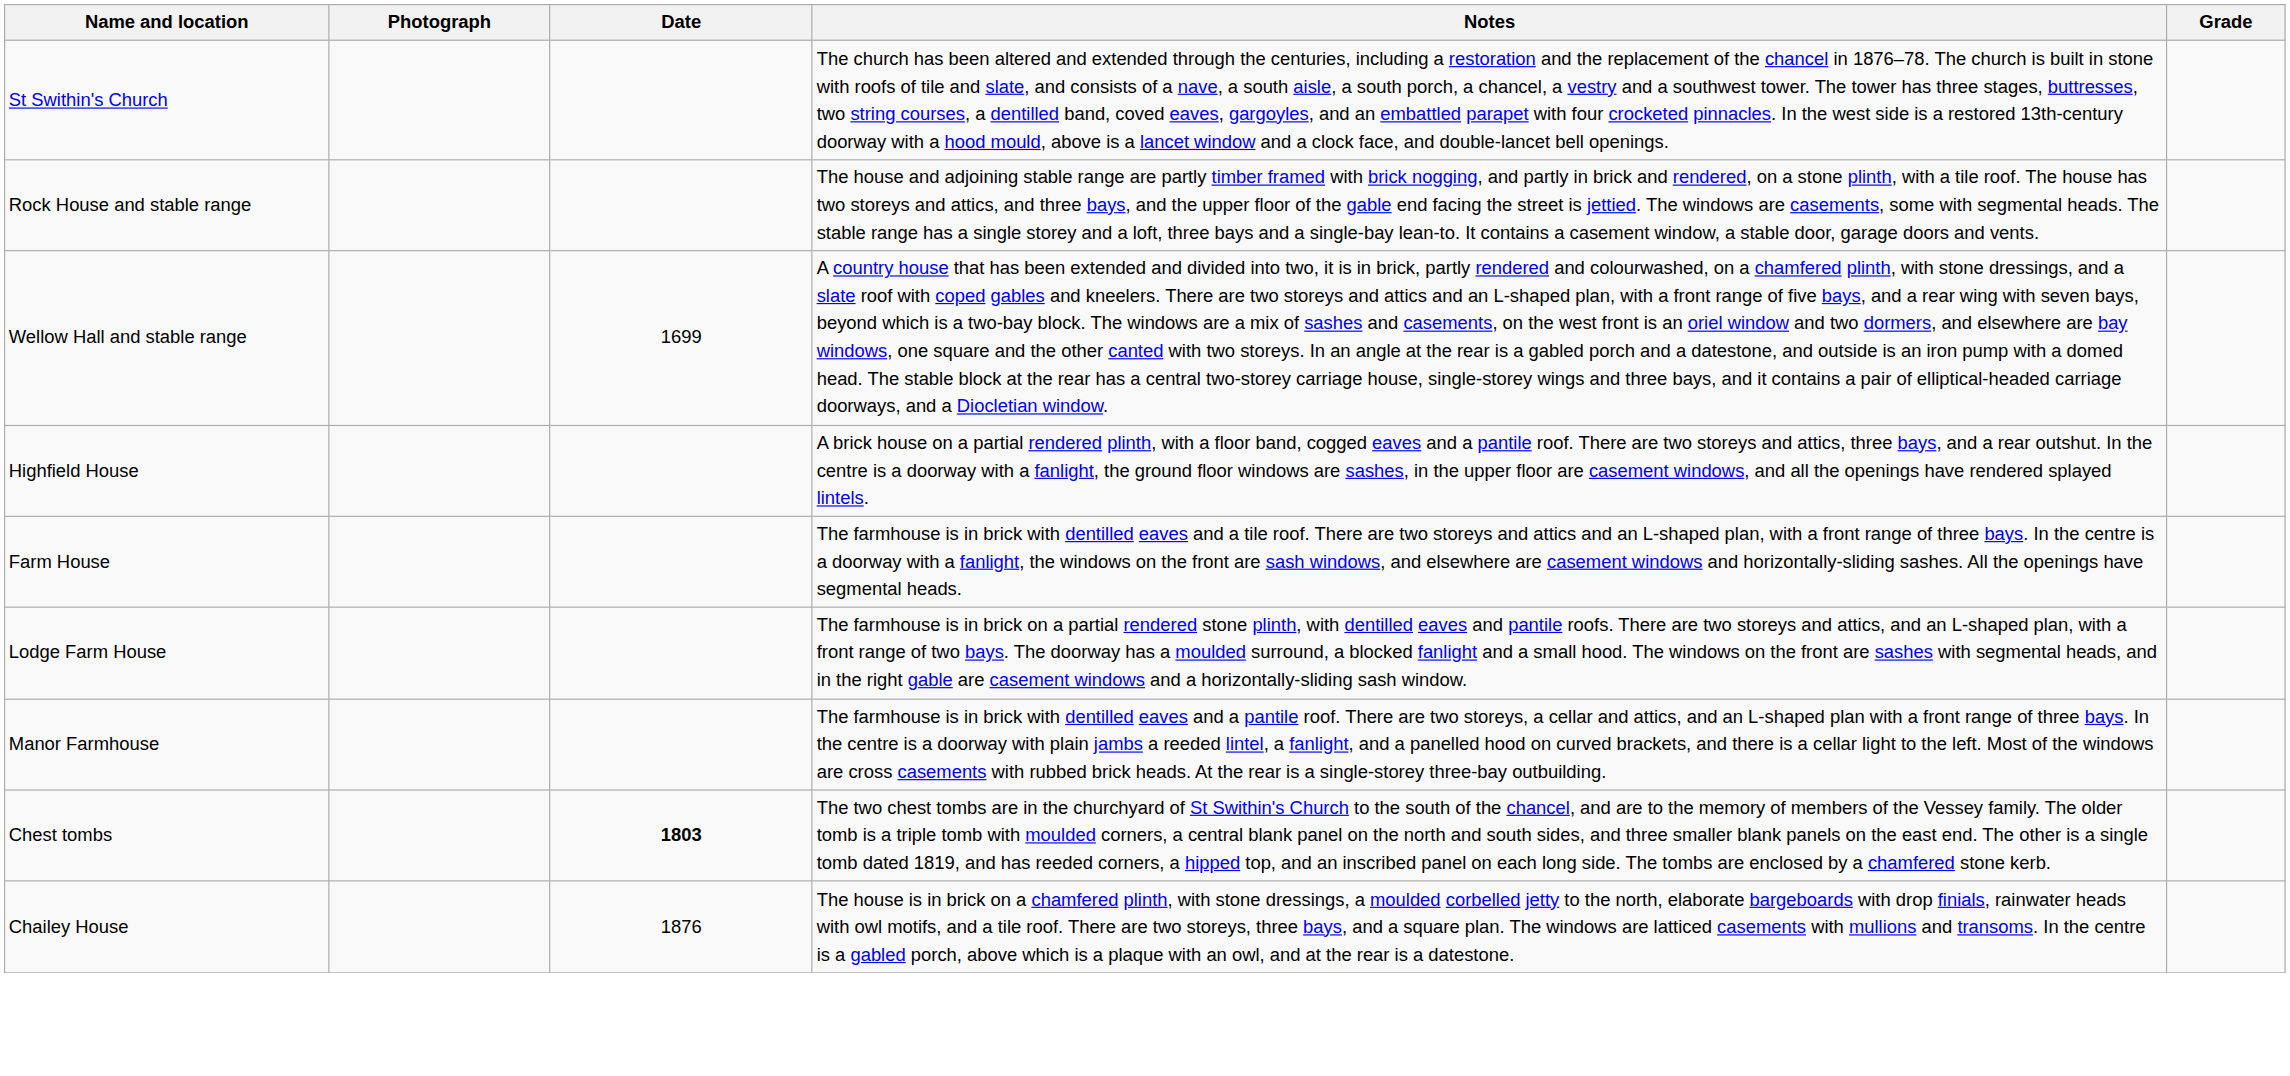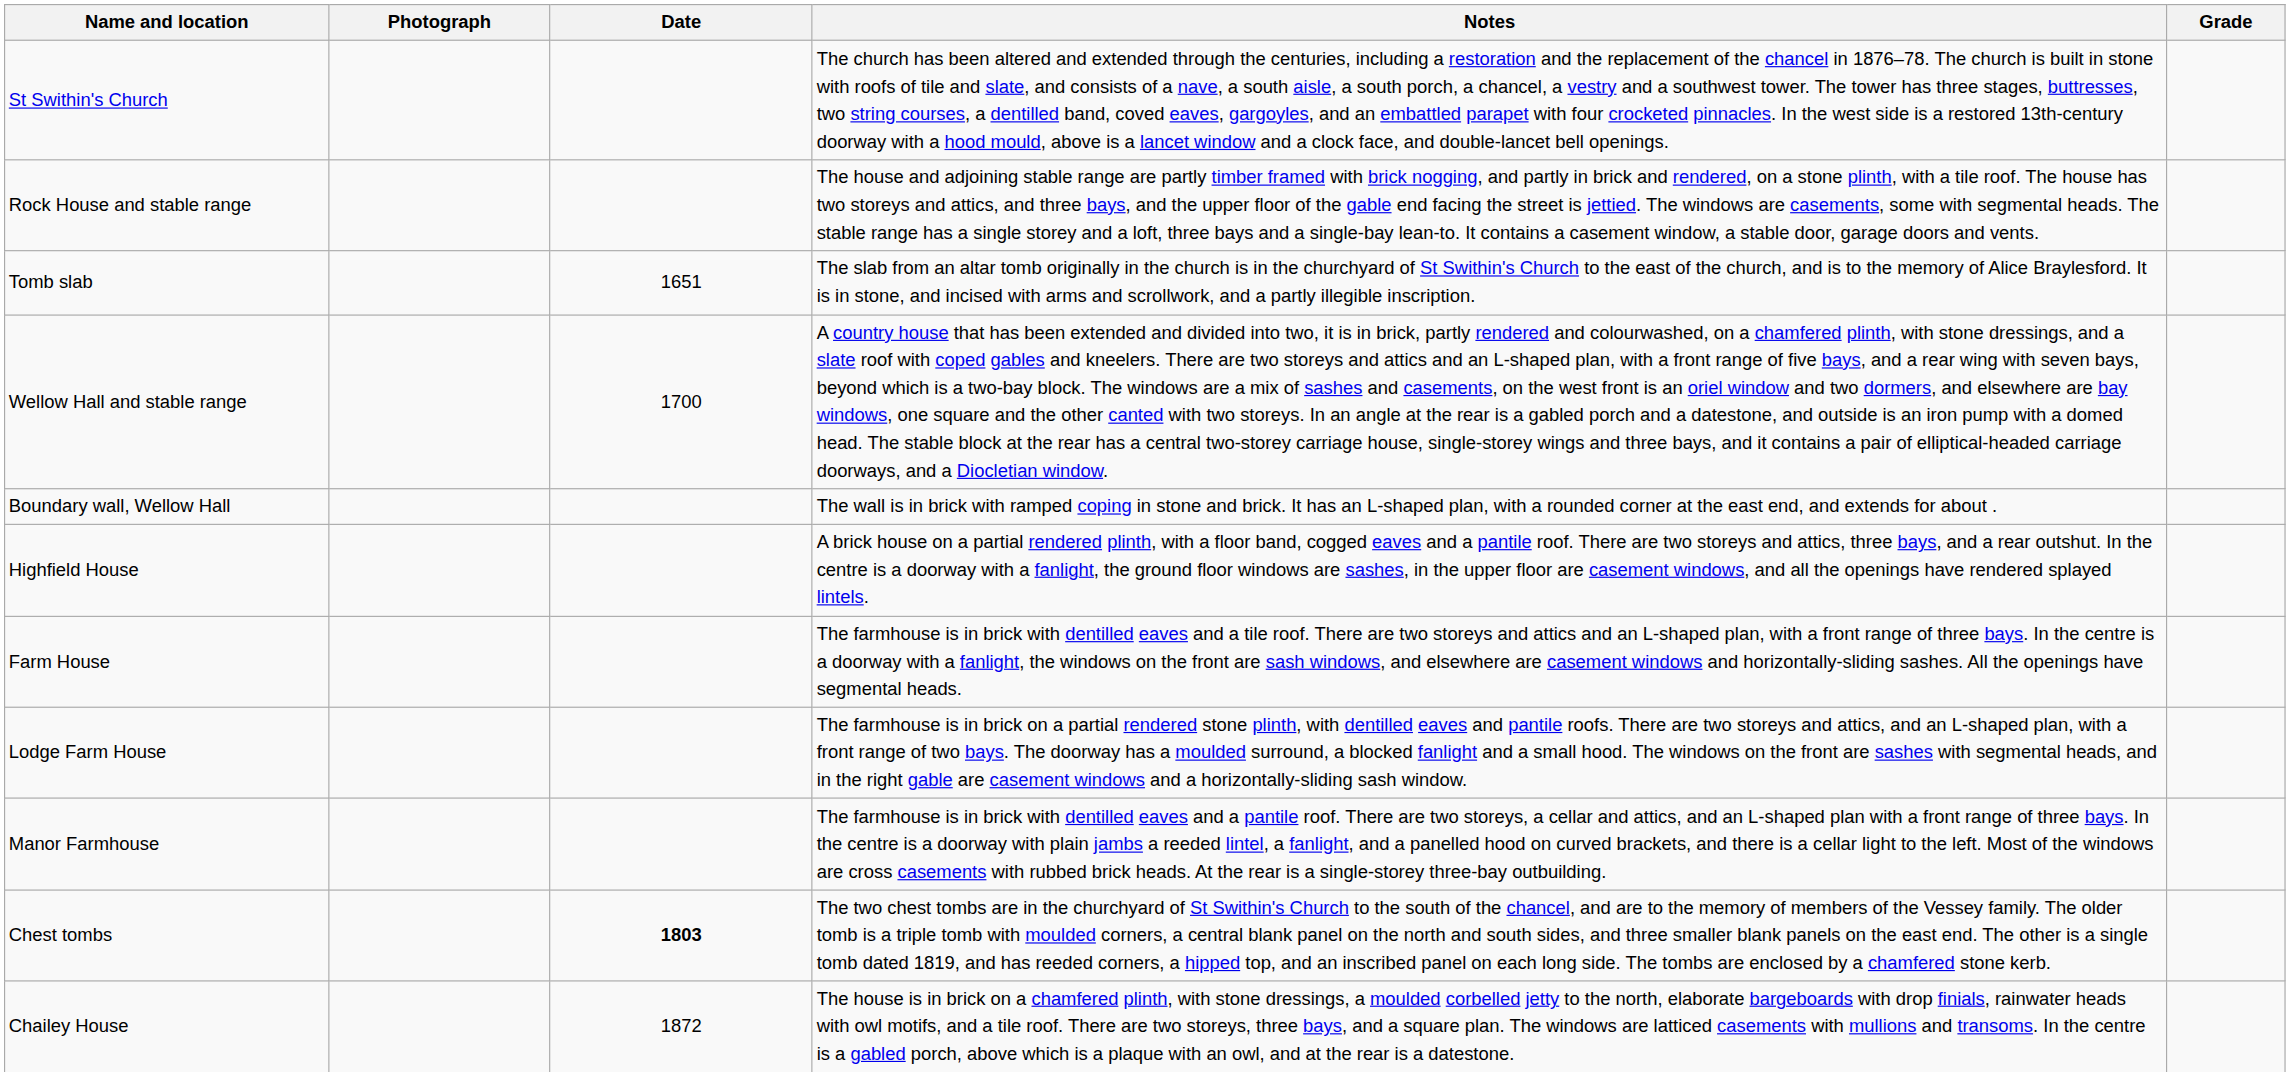+ row: (51, 282)
(681, 337) 1699 -> (681, 401) 1700
+ row: (120, 506)
(681, 926) 1876 -> (681, 1026) 1872
